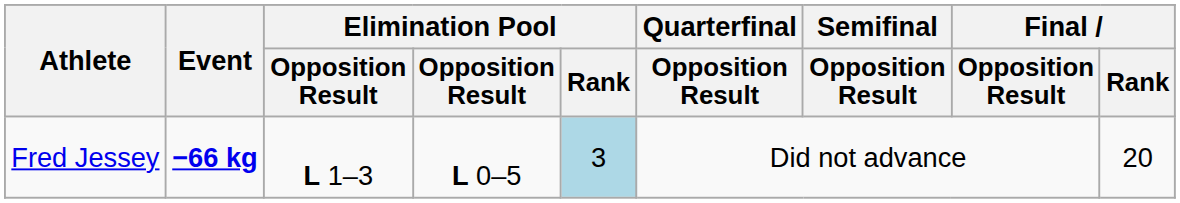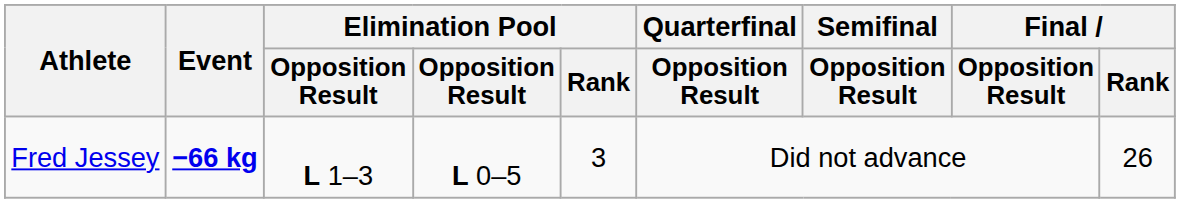(599, 157) lightblue background -> (599, 157) no background
(1138, 157) 20 -> (1138, 157) 26
